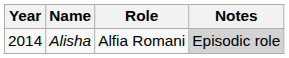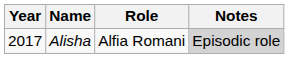(25, 41) 2014 -> (25, 41) 2017
